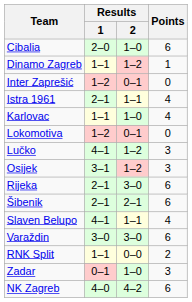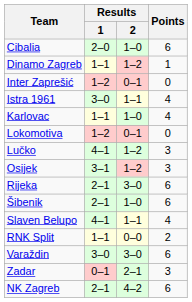(100, 99) 2–1 -> (100, 99) 3–0
(133, 202) 2–1 -> (133, 202) 1–0
rows swapped: (30, 254) <-> (28, 237)
(133, 271) 1–0 -> (133, 271) 2–1
(100, 289) 4–0 -> (100, 289) 2–1
